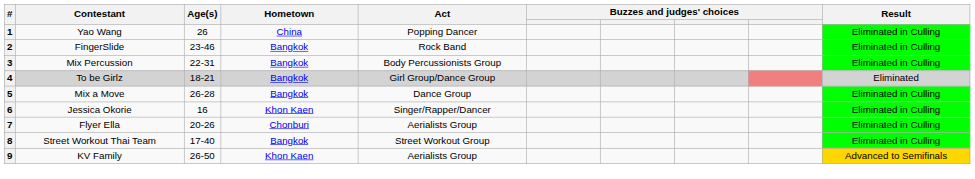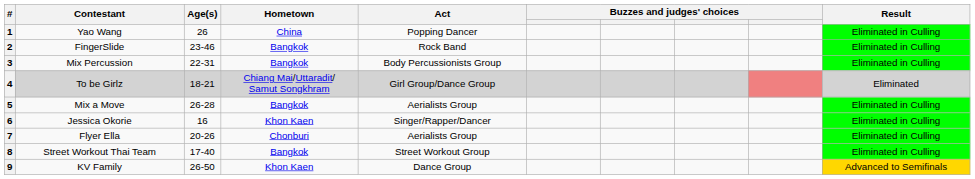(289, 78) Bangkok -> (289, 84) Chiang Mai/Uttaradit/ Samut Songkhram
(442, 94) Dance Group -> (442, 105) Aerialists Group
(442, 156) Aerialists Group -> (442, 167) Dance Group
